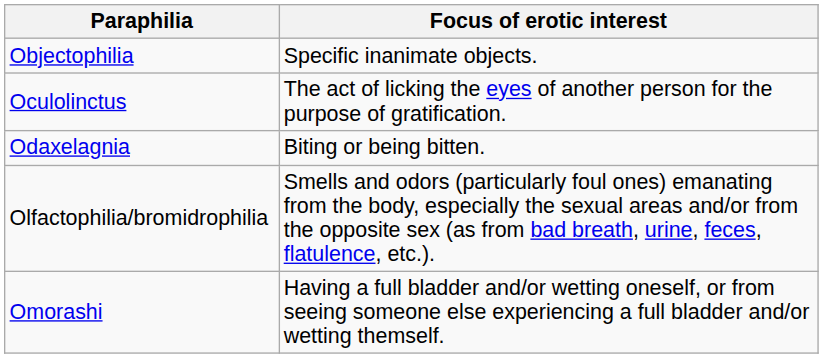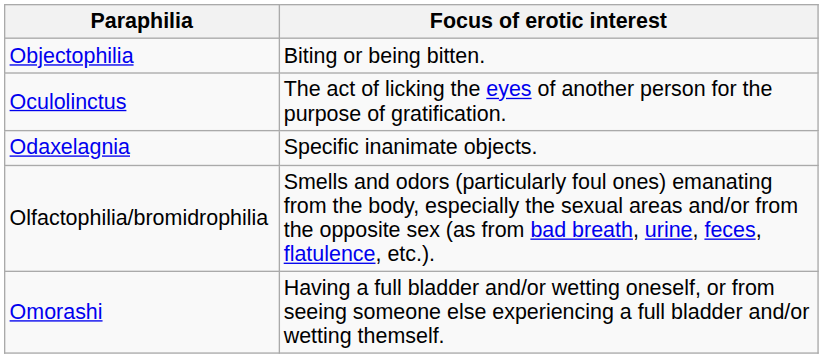(411, 55) Specific inanimate objects. -> (384, 55) Biting or being bitten.
(384, 147) Biting or being bitten. -> (411, 147) Specific inanimate objects.
